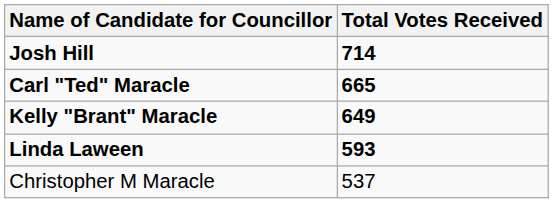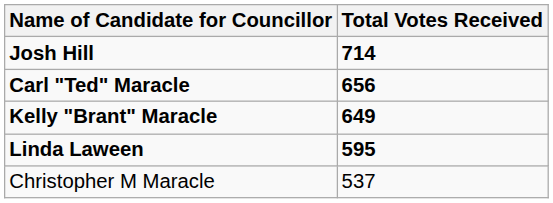(359, 85) 665 -> (359, 85) 656
(359, 149) 593 -> (359, 149) 595
